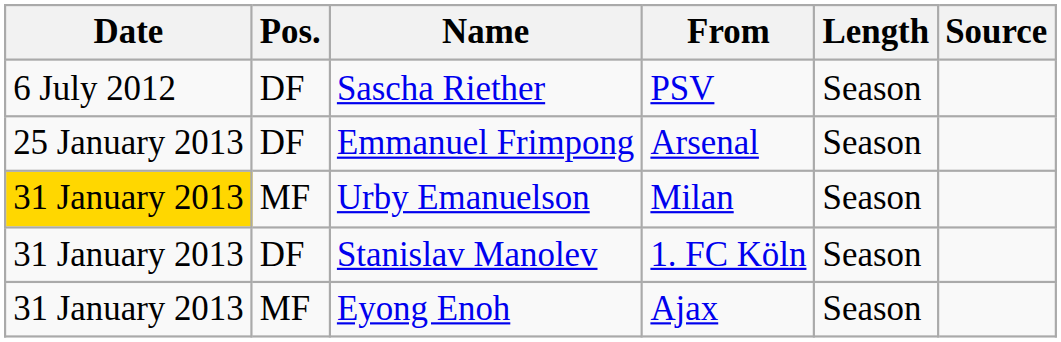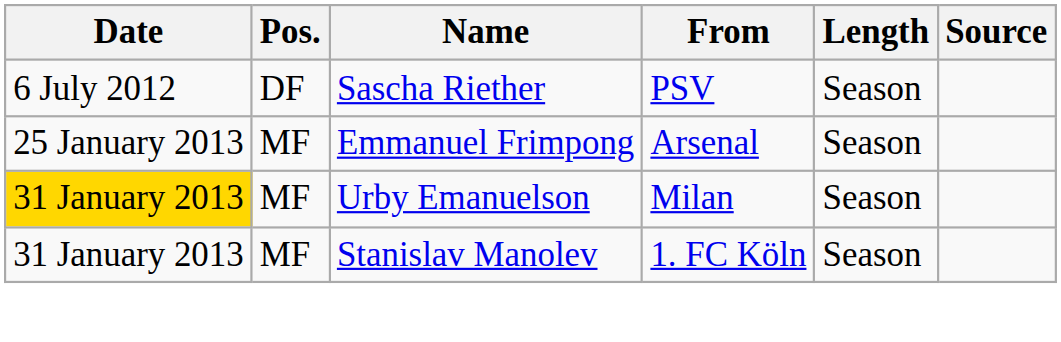(282, 142) DF -> (285, 142) MF
(282, 253) DF -> (285, 253) MF
- row: (424, 308)
